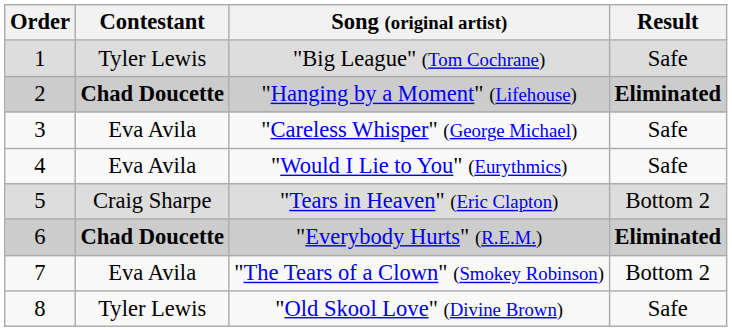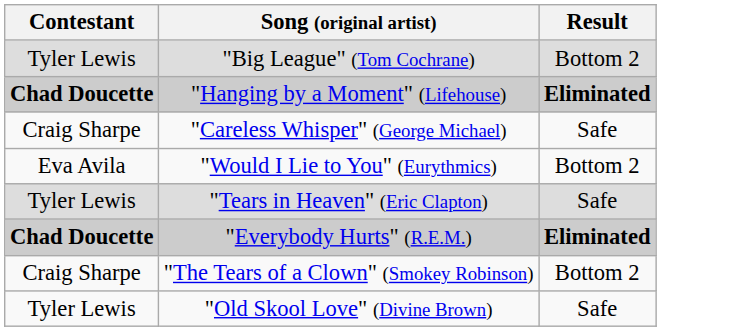- column: (40, 22)
(668, 58) Safe -> (597, 58) Bottom 2
(152, 129) Eva Avila -> (82, 129) Craig Sharpe
(668, 165) Safe -> (597, 165) Bottom 2
(152, 201) Craig Sharpe -> (82, 201) Tyler Lewis
(668, 201) Bottom 2 -> (597, 201) Safe
(152, 272) Eva Avila -> (82, 272) Craig Sharpe
